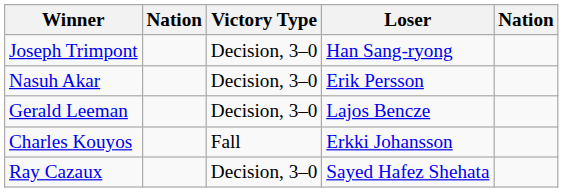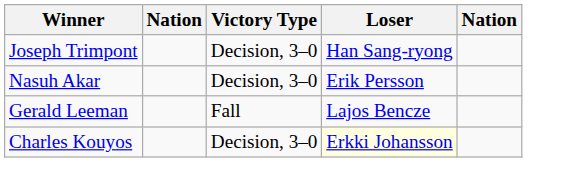(264, 111) Decision, 3–0 -> (226, 111) Fall
(226, 141) Fall -> (264, 141) Decision, 3–0
(389, 141) no background -> (389, 141) lightyellow background
- row: (56, 171)
